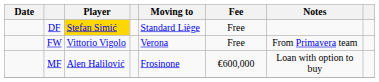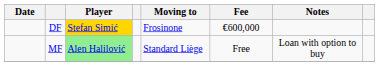(170, 27) Standard Liège -> (163, 27) Frosinone
(236, 27) Free -> (241, 27) €600,000
- row: (54, 43)
(96, 64) no background -> (96, 48) lightgreen background
(160, 64) Frosinone -> (173, 48) Standard Liège
(236, 64) €600,000 -> (241, 48) Free
